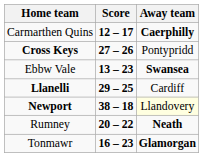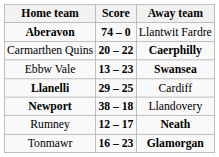+ row: (50, 32)
(116, 32) 12 – 17 -> (116, 50) 20 – 22
- row: (50, 50)
(167, 106) lightyellow background -> (175, 106) no background
(116, 124) 20 – 22 -> (116, 124) 12 – 17
